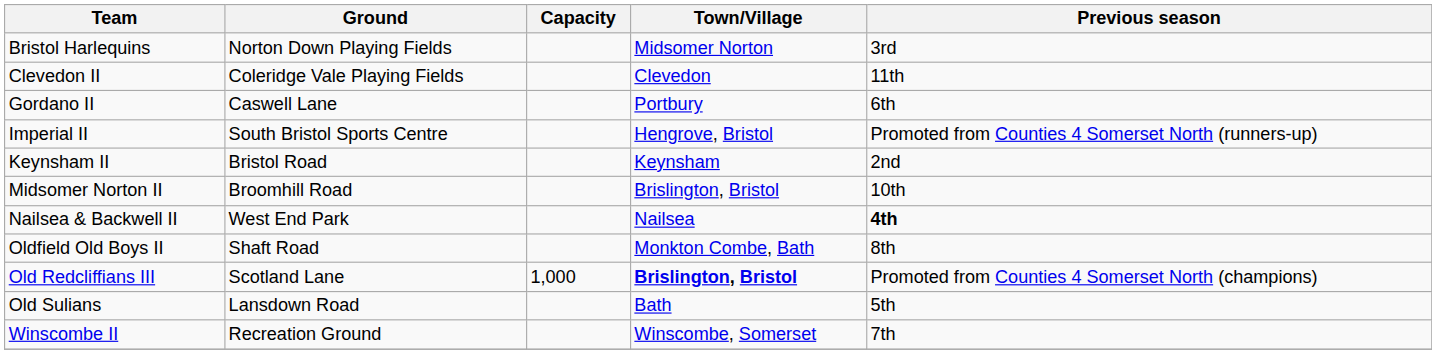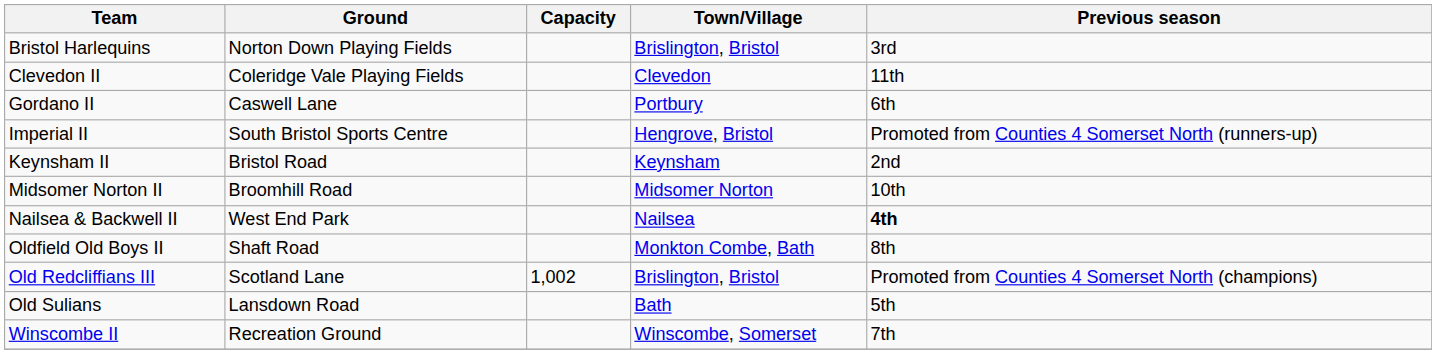(704, 47) Midsomer Norton -> (707, 47) Brislington, Bristol
(707, 190) Brislington, Bristol -> (704, 190) Midsomer Norton
(553, 276) 1,000 -> (553, 276) 1,002
(716, 276) bold -> (707, 276) normal
